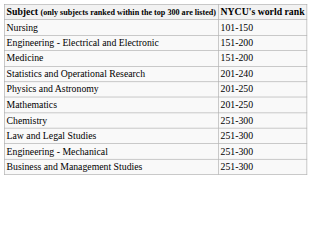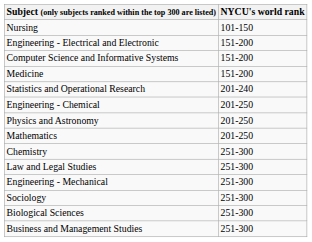+ row: (92, 58)
+ row: (53, 105)
+ row: (26, 197)
+ row: (45, 213)
